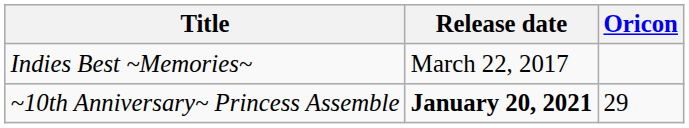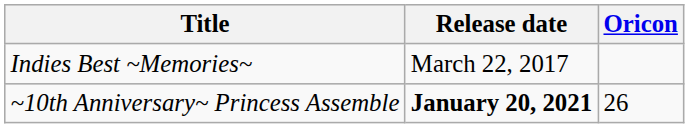(616, 102) 29 -> (616, 102) 26
